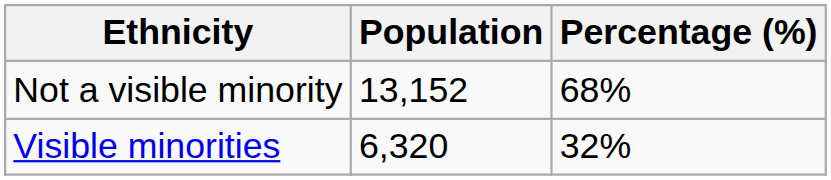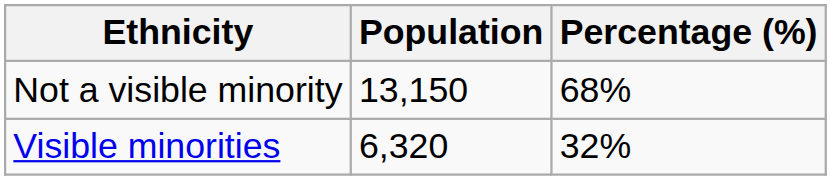(414, 89) 13,152 -> (414, 89) 13,150
